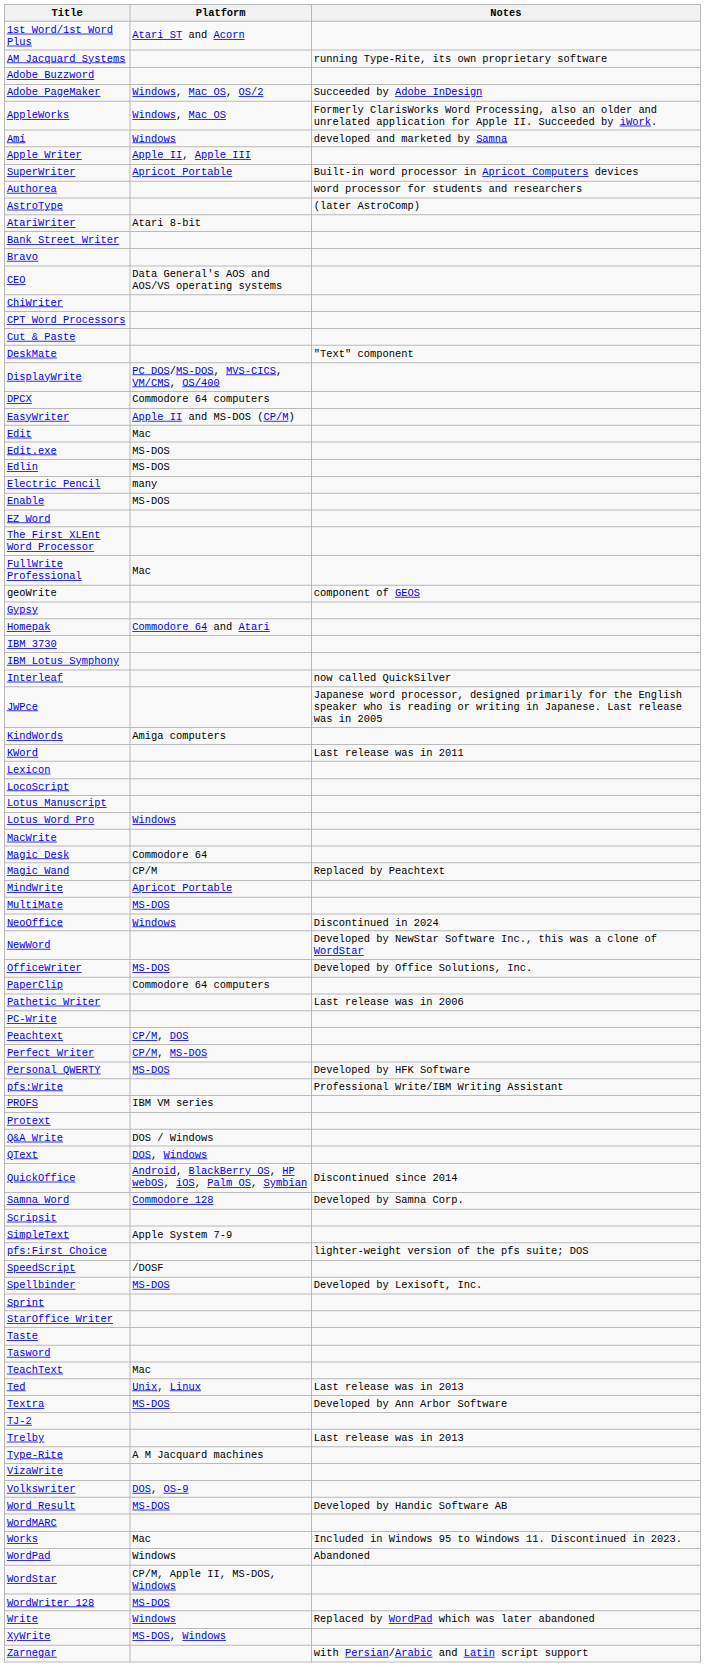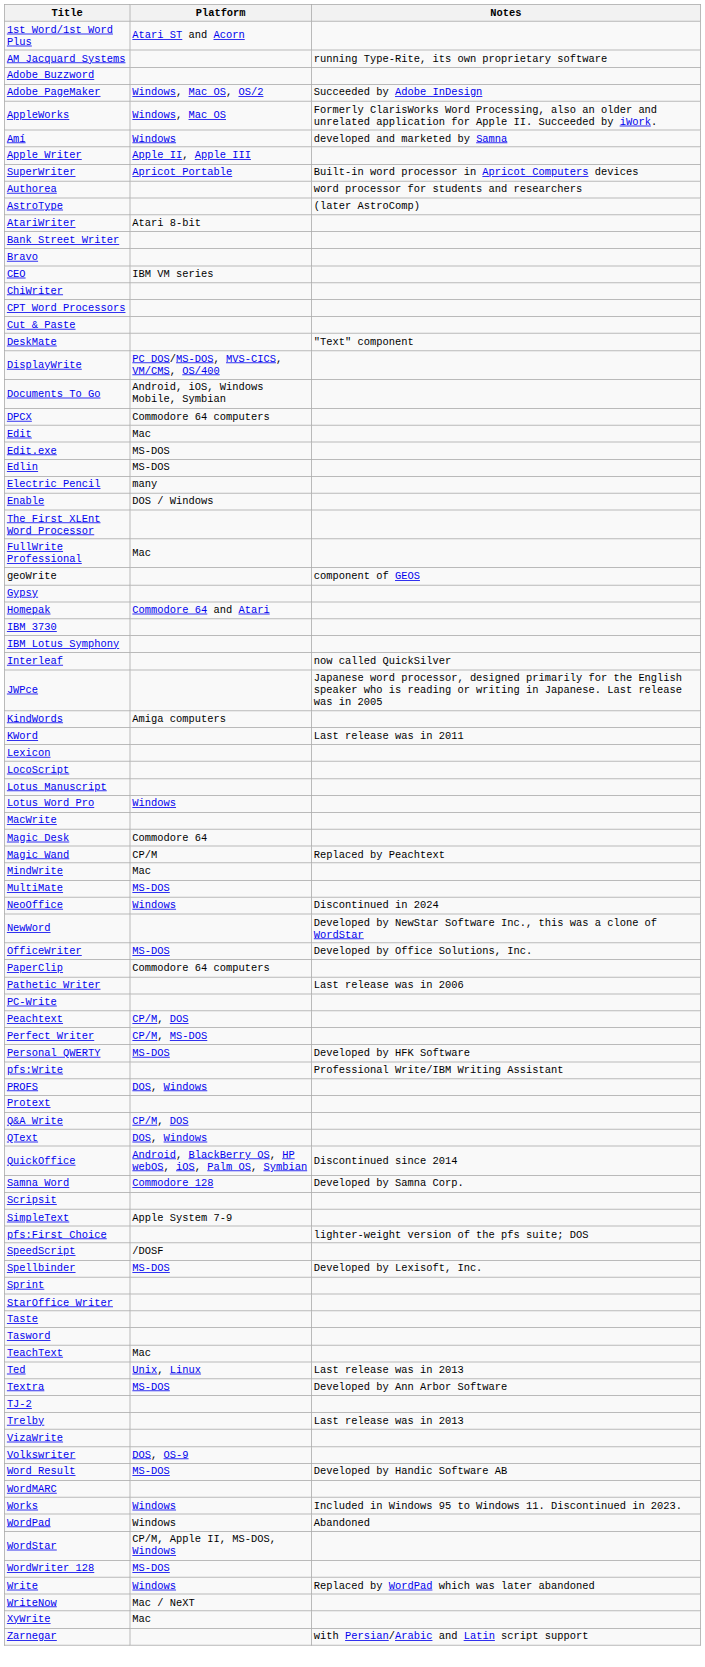(207, 280) Data General's AOS and AOS/VS operating systems -> (173, 274) IBM VM series
+ row: (54, 394)
- row: (38, 417)
(151, 502) MS-DOS -> (173, 502) DOS / Windows
- row: (29, 519)
(182, 889) Apricot Portable -> (142, 872) Mac
(173, 1104) IBM VM series -> (170, 1087) DOS, Windows
(173, 1138) DOS / Windows -> (160, 1121) CP/M, DOS
- row: (35, 1455)
(142, 1540) Mac -> (154, 1506) Windows
+ row: (32, 1603)
(179, 1636) MS-DOS, Windows -> (142, 1620) Mac
